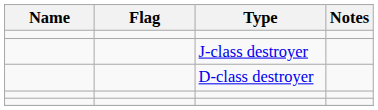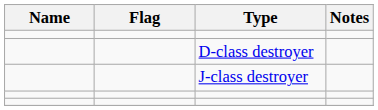rows swapped: (50, 77) <-> (50, 51)
